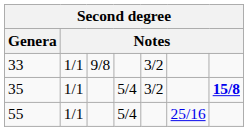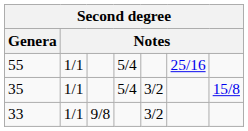rows swapped: (16, 65) <-> (16, 114)
(226, 89) bold -> (226, 89) normal
